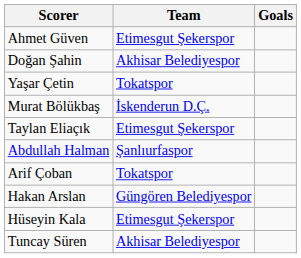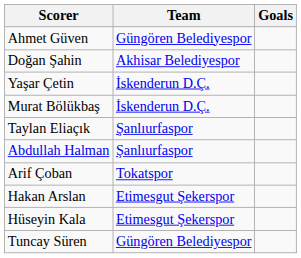(175, 38) Etimesgut Şekerspor -> (184, 38) Güngören Belediyespor
(144, 83) Tokatspor -> (163, 83) İskenderun D.Ç.
(175, 128) Etimesgut Şekerspor -> (154, 128) Şanlıurfaspor
(184, 196) Güngören Belediyespor -> (175, 196) Etimesgut Şekerspor
(178, 241) Akhisar Belediyespor -> (184, 241) Güngören Belediyespor
